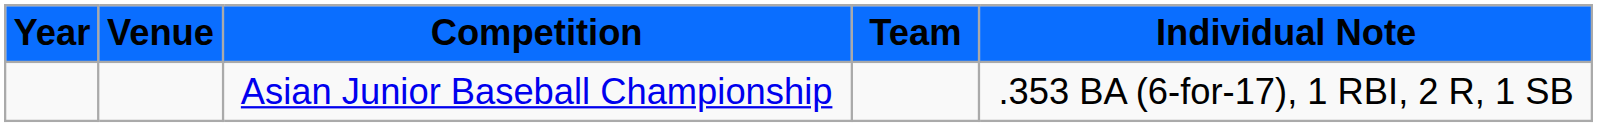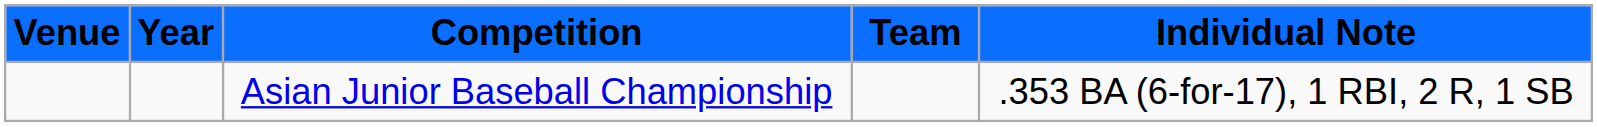columns swapped: (52, 33) <-> (161, 33)
